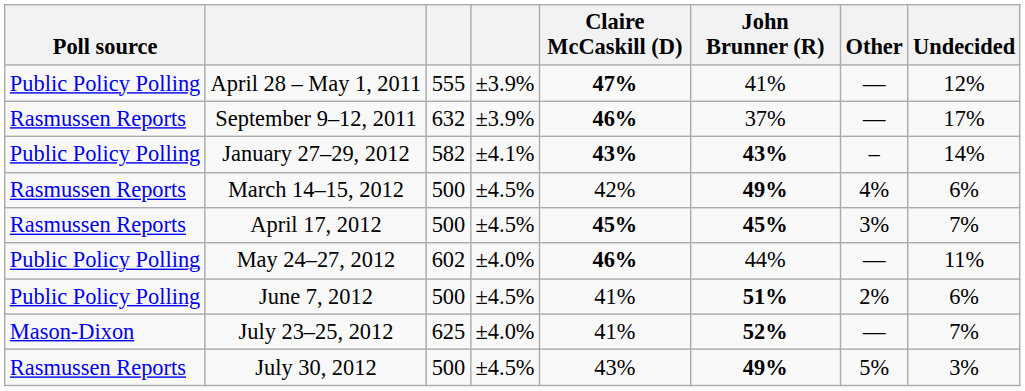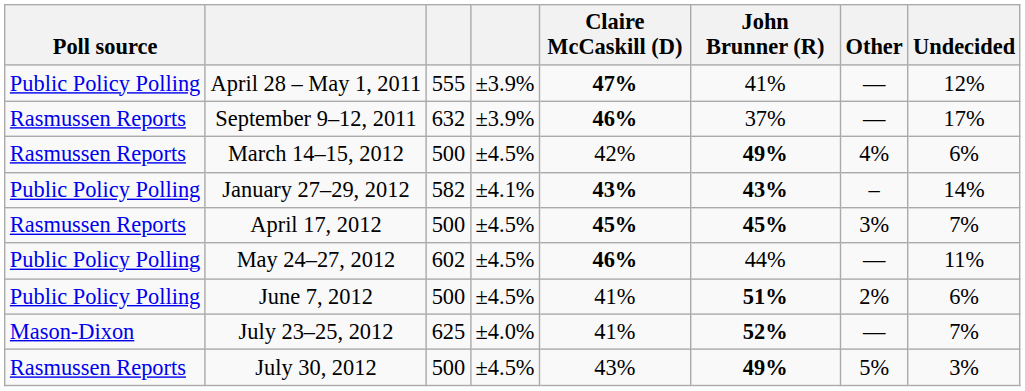rows swapped: (316, 154) <-> (316, 189)
(505, 260) ±4.0% -> (505, 260) ±4.5%
